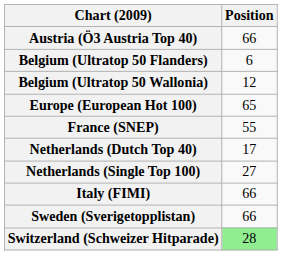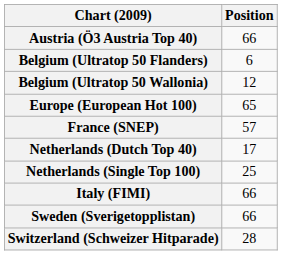(249, 127) 55 -> (249, 127) 57
(249, 171) 27 -> (249, 171) 25
(249, 238) lightgreen background -> (249, 238) no background
